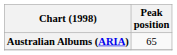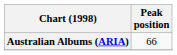(152, 41) 65 -> (152, 41) 66
